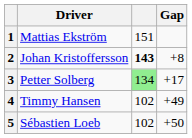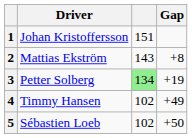(63, 37) Mattias Ekström -> (74, 37) Johan Kristoffersson
(74, 58) Johan Kristoffersson -> (63, 58) Mattias Ekström
(144, 58) bold -> (144, 58) normal
(174, 80) +17 -> (174, 80) +19
